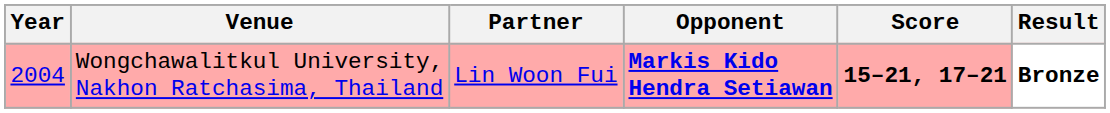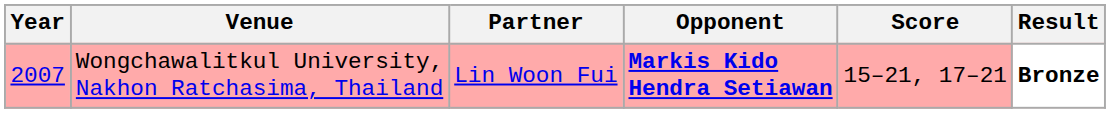(38, 75) 2004 -> (38, 75) 2007
(925, 75) bold -> (925, 75) normal
